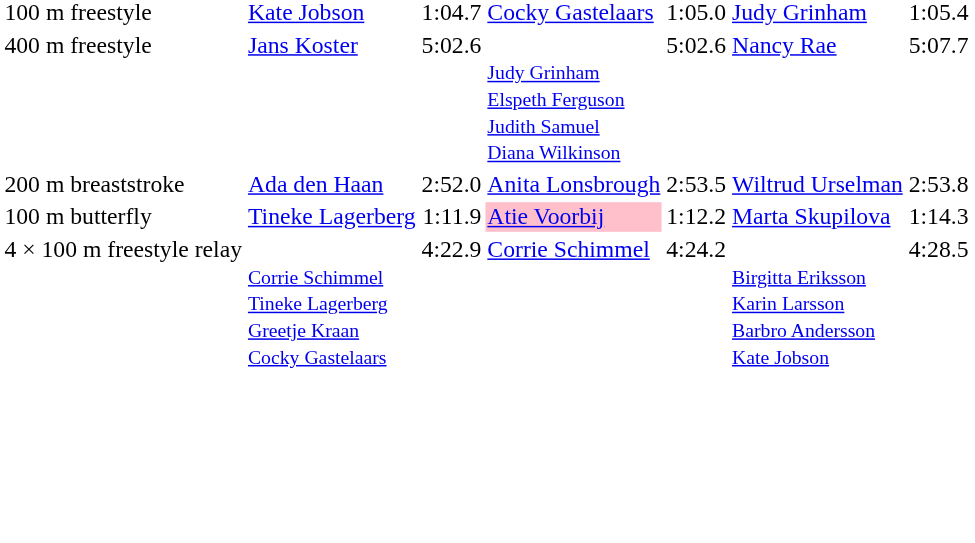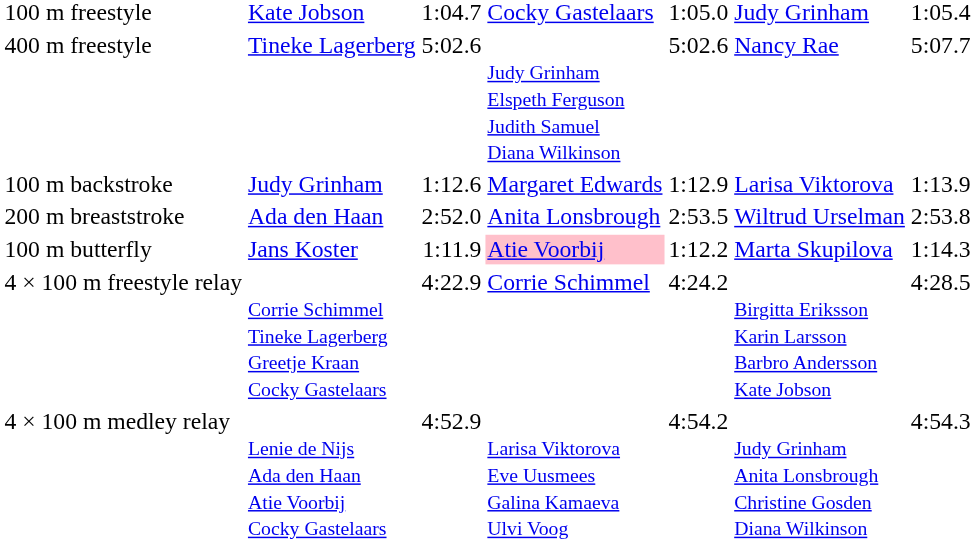(303, 45) Jans Koster -> (332, 45) Tineke Lagerberg
+ row: (89, 184)
(332, 216) Tineke Lagerberg -> (303, 249) Jans Koster
+ row: (117, 421)
